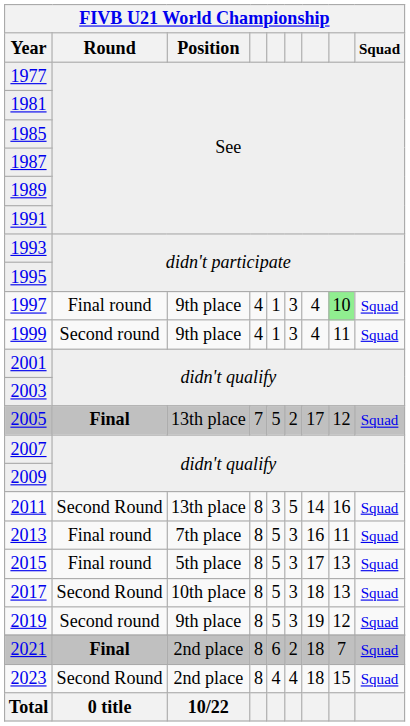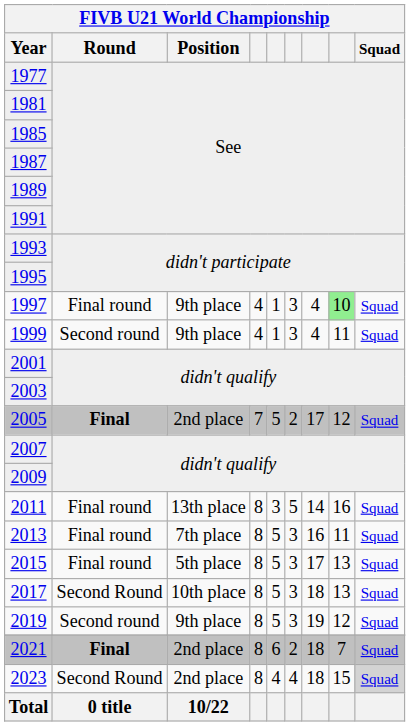(208, 420) 13th place -> (208, 420) 2nd place
(110, 506) Second Round -> (110, 506) Final round
(380, 679) no background -> (380, 679) lightgrey background
